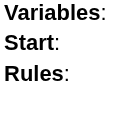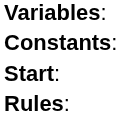+ row: (61, 43)
